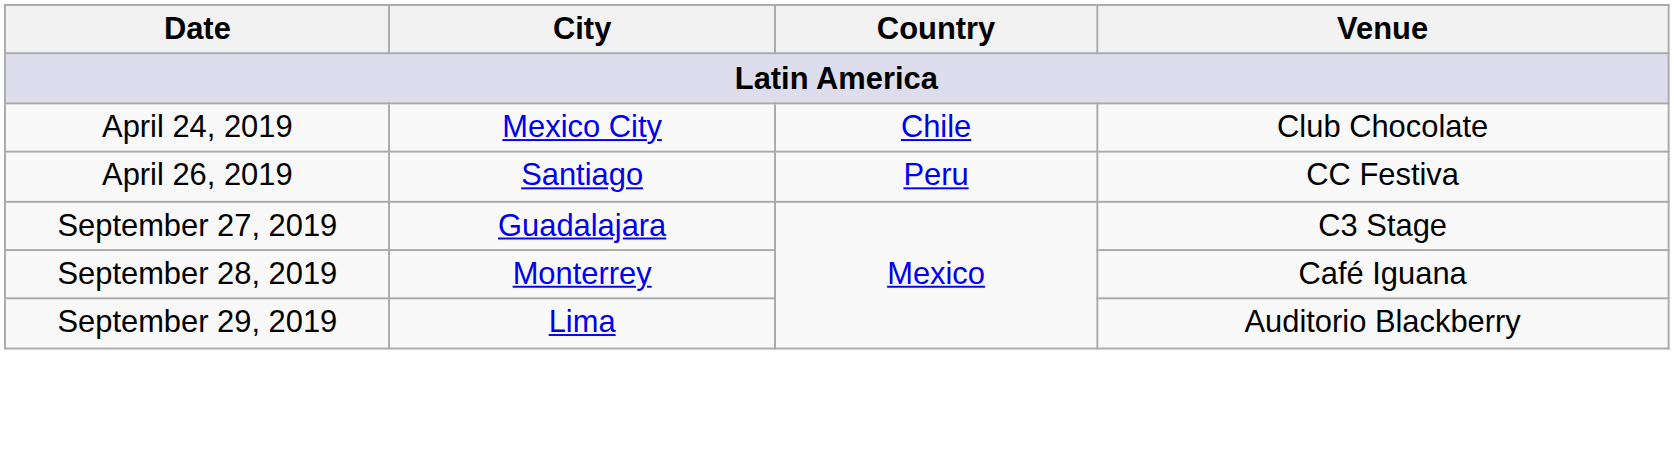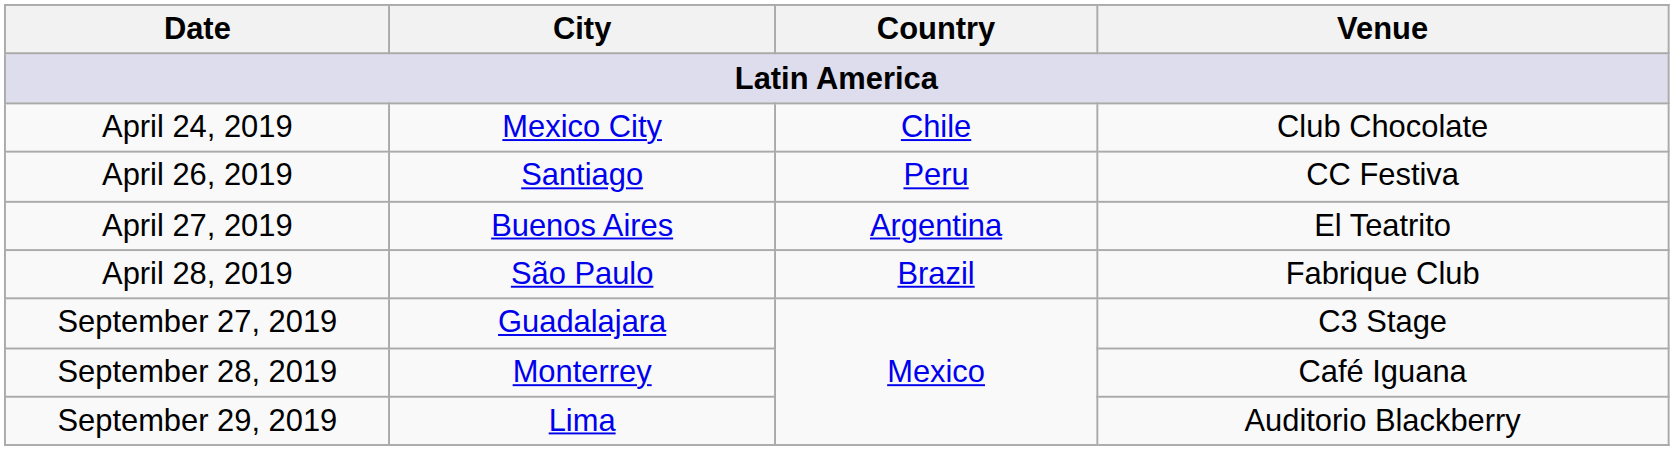+ row: (197, 224)
+ row: (197, 273)
